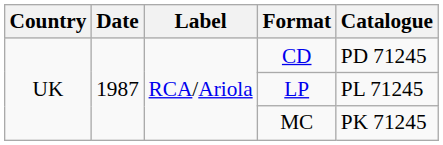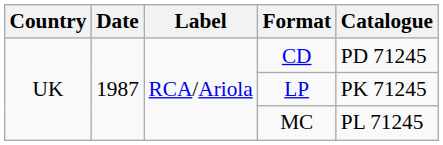(382, 88) PL 71245 -> (384, 88) PK 71245
(384, 122) PK 71245 -> (382, 122) PL 71245
